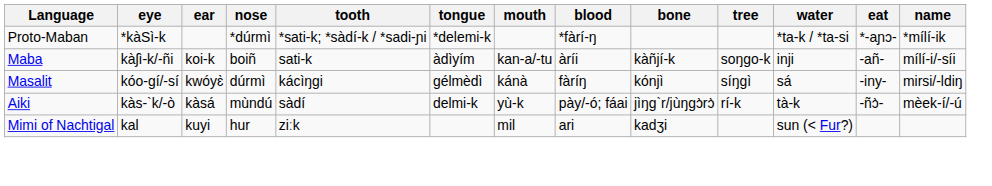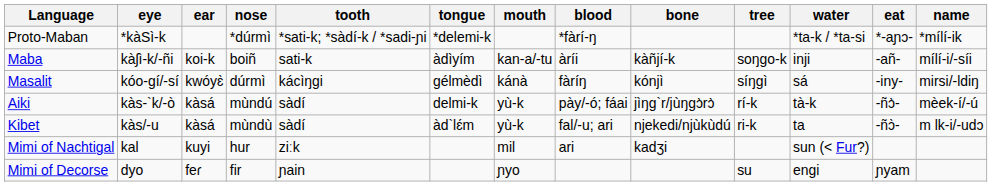+ row: (24, 125)
+ row: (58, 170)
